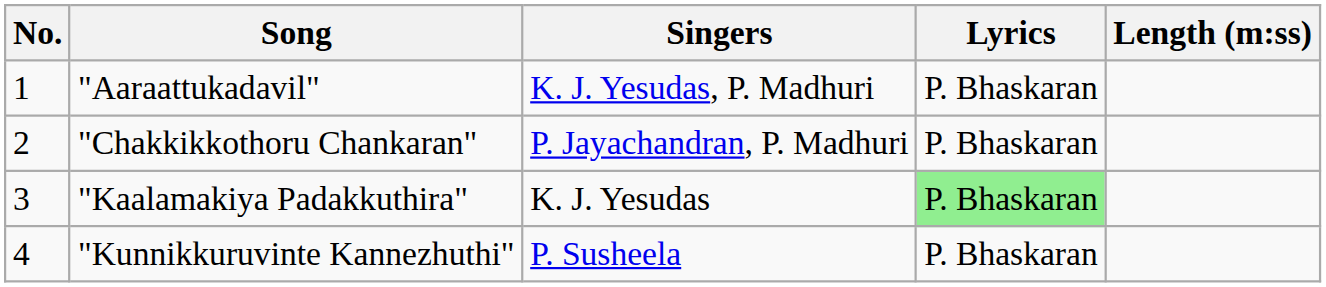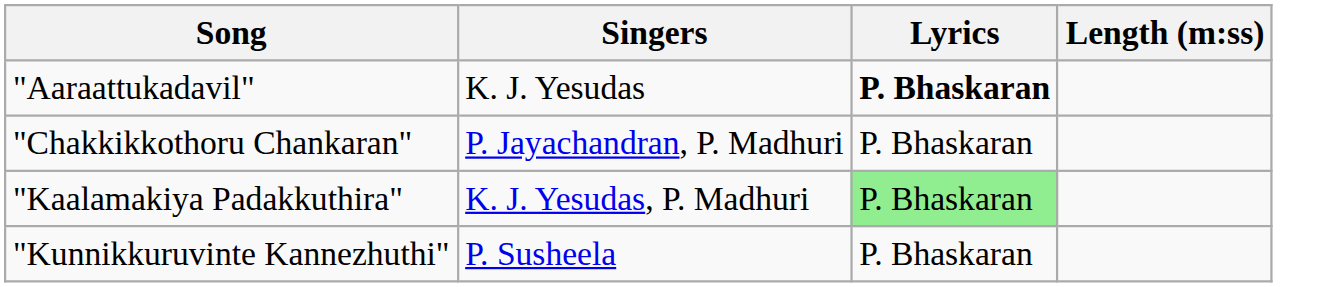- column: (38, 32)
(702, 87) K. J. Yesudas, P. Madhuri -> (555, 87) K. J. Yesudas
(1011, 87) normal -> (955, 87) bold
(620, 198) K. J. Yesudas -> (637, 198) K. J. Yesudas, P. Madhuri
